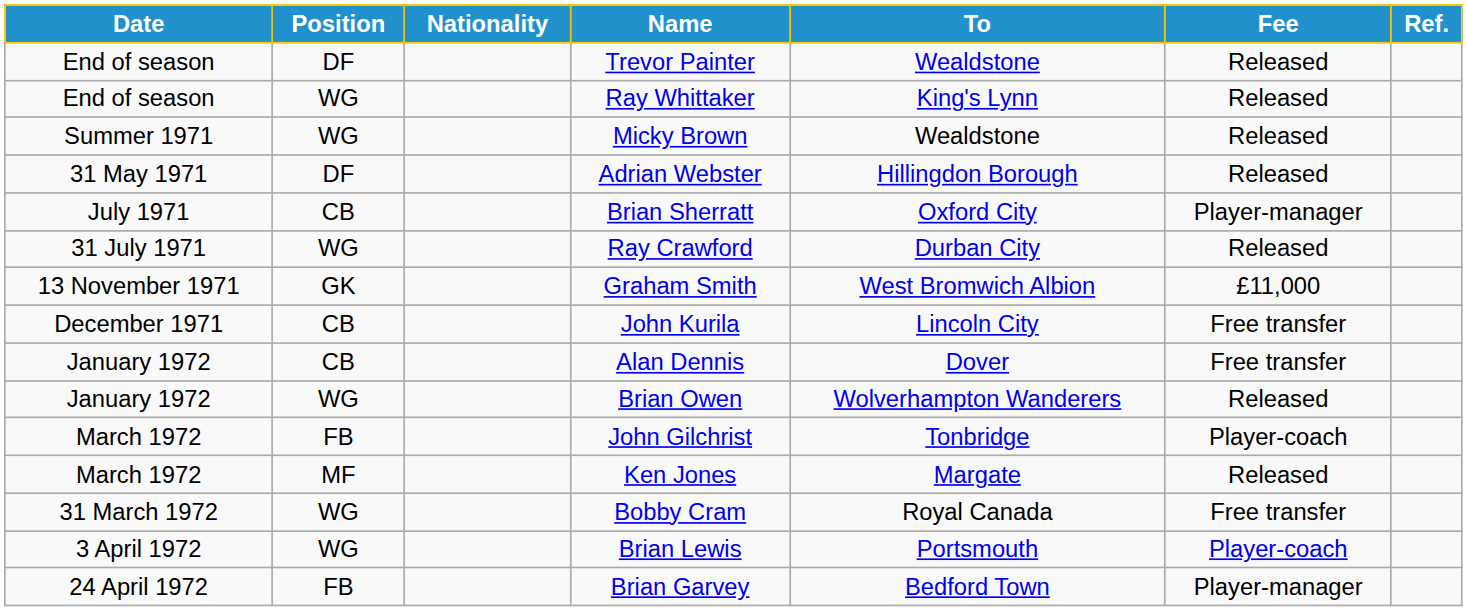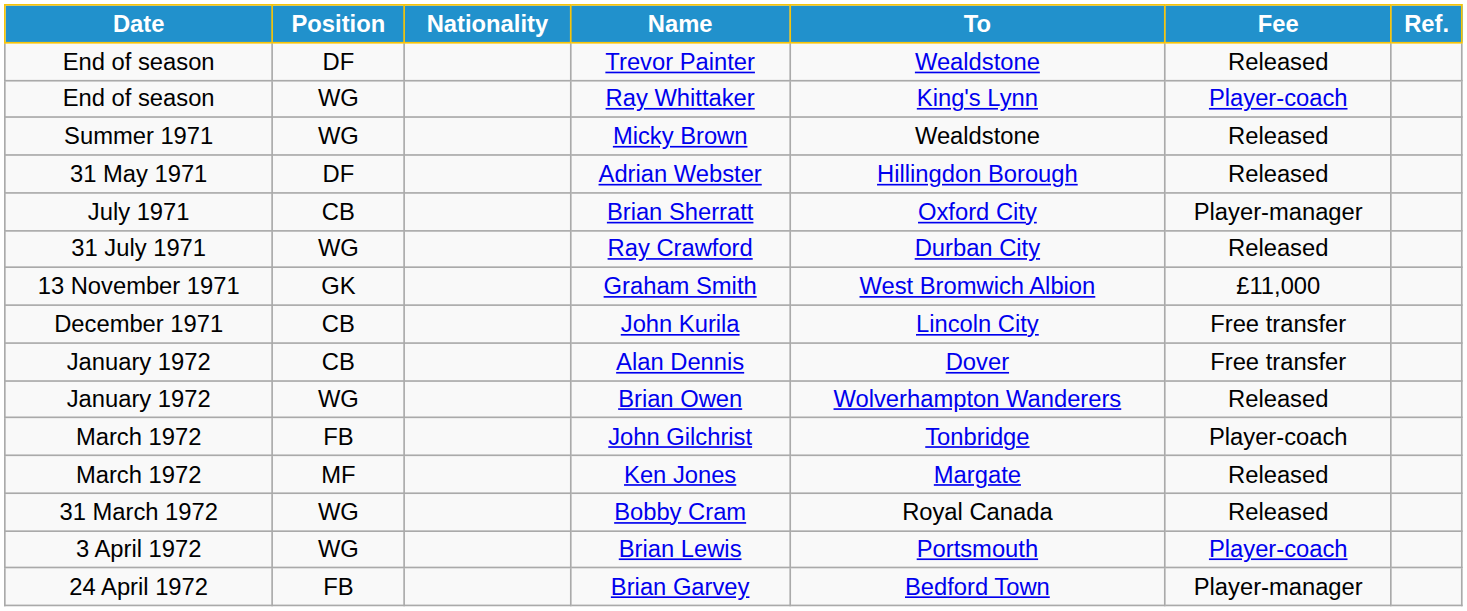(1278, 99) Released -> (1278, 99) Player-coach
(1278, 512) Free transfer -> (1278, 512) Released
